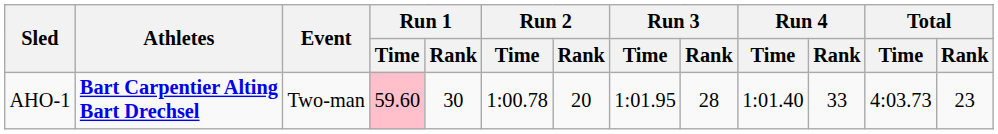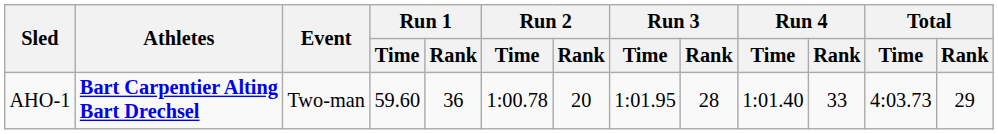(397, 100) pink background -> (397, 100) no background
(453, 100) 30 -> (453, 100) 36
(965, 100) 23 -> (965, 100) 29
